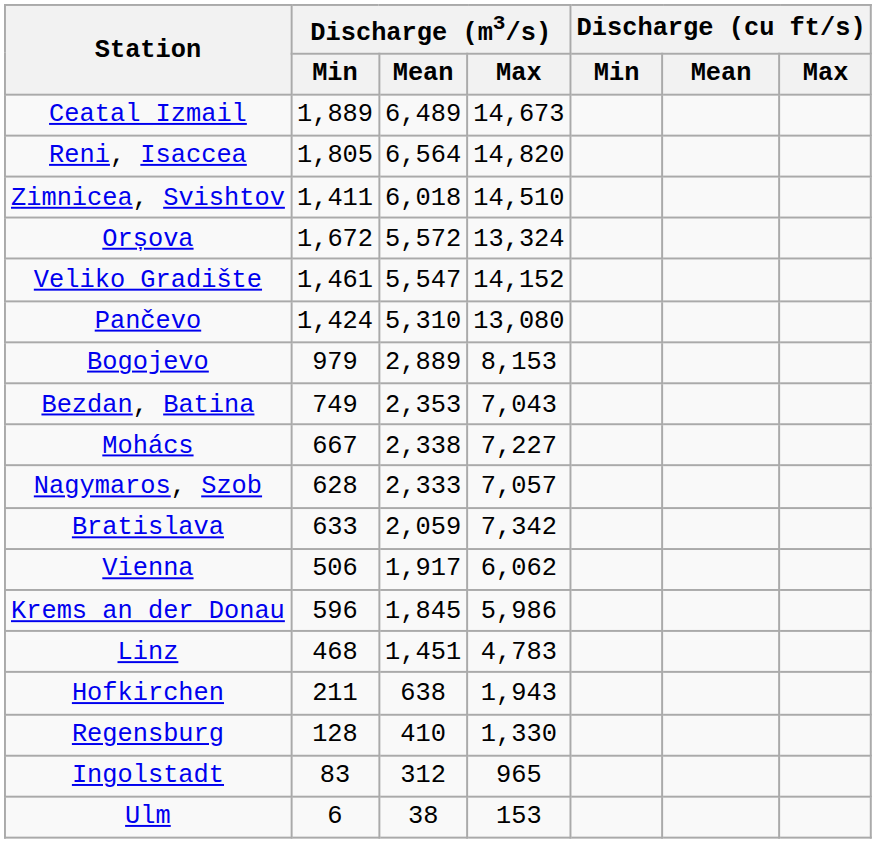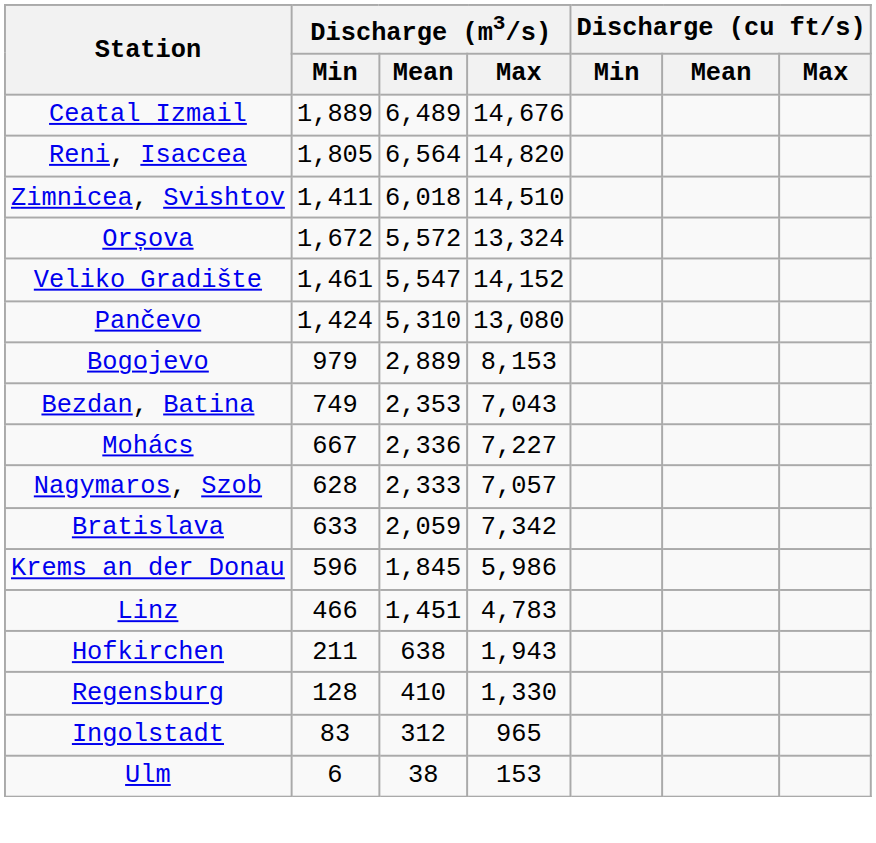(519, 115) 14,673 -> (519, 115) 14,676
(423, 445) 2,338 -> (423, 445) 2,336
- row: (148, 569)
(335, 652) 468 -> (335, 611) 466
